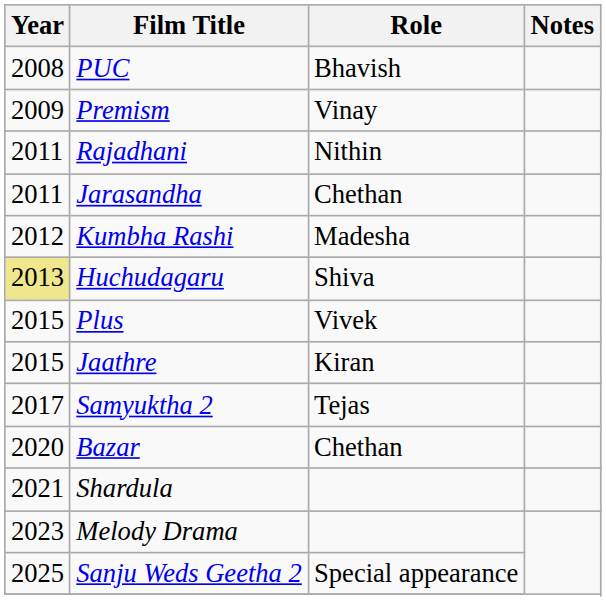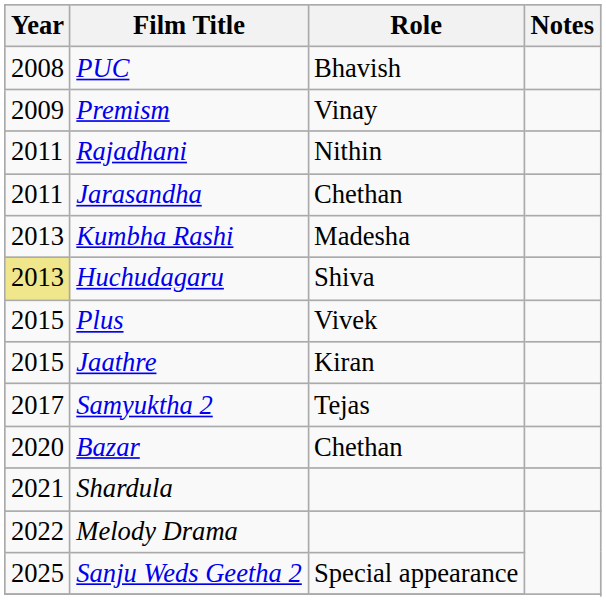(38, 236) 2012 -> (38, 236) 2013
(38, 531) 2023 -> (38, 531) 2022
